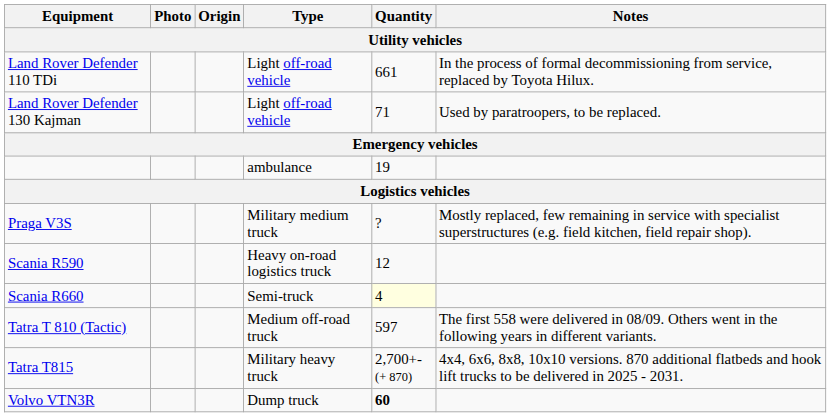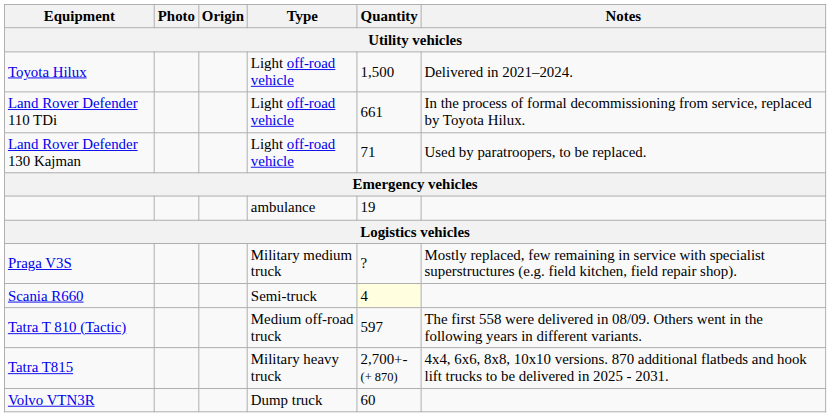+ row: (47, 71)
- row: (46, 263)
(383, 399) bold -> (368, 399) normal
